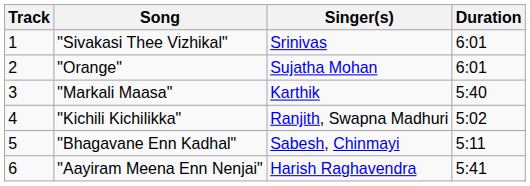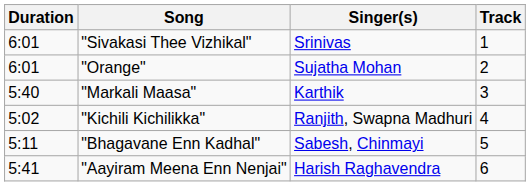columns swapped: (29, 17) <-> (489, 17)
